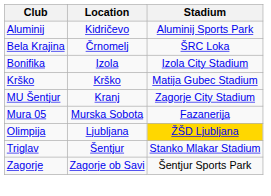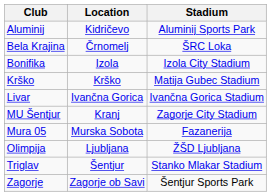+ row: (18, 98)
(205, 132) gold background -> (207, 149) no background
